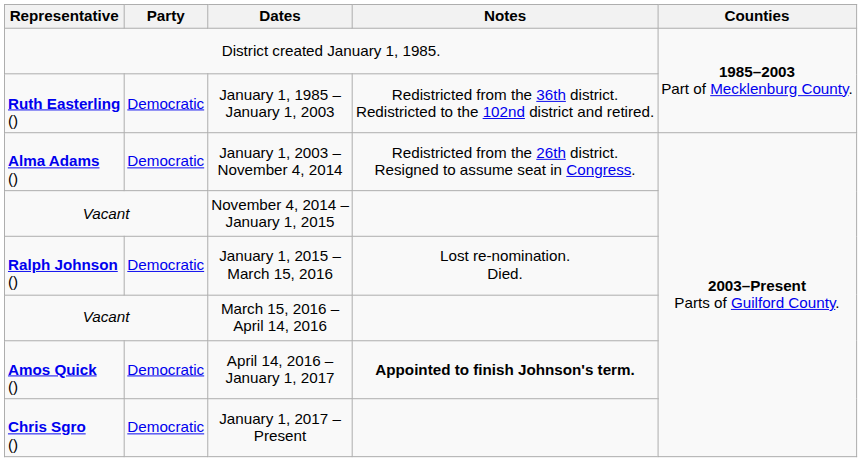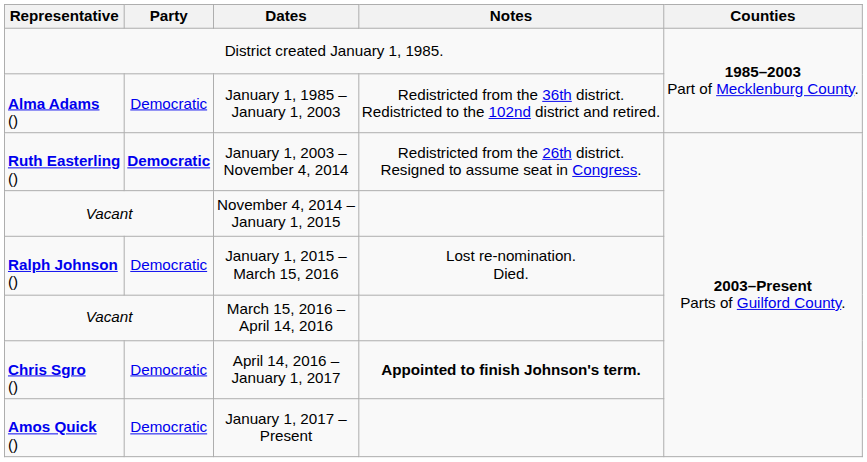(64, 111) Ruth Easterling () -> (54, 111) Alma Adams ()
(54, 170) Alma Adams () -> (64, 170) Ruth Easterling ()
(166, 161) normal -> (169, 161) bold
(52, 378) Amos Quick () -> (47, 378) Chris Sgro ()
(47, 436) Chris Sgro () -> (52, 436) Amos Quick ()
